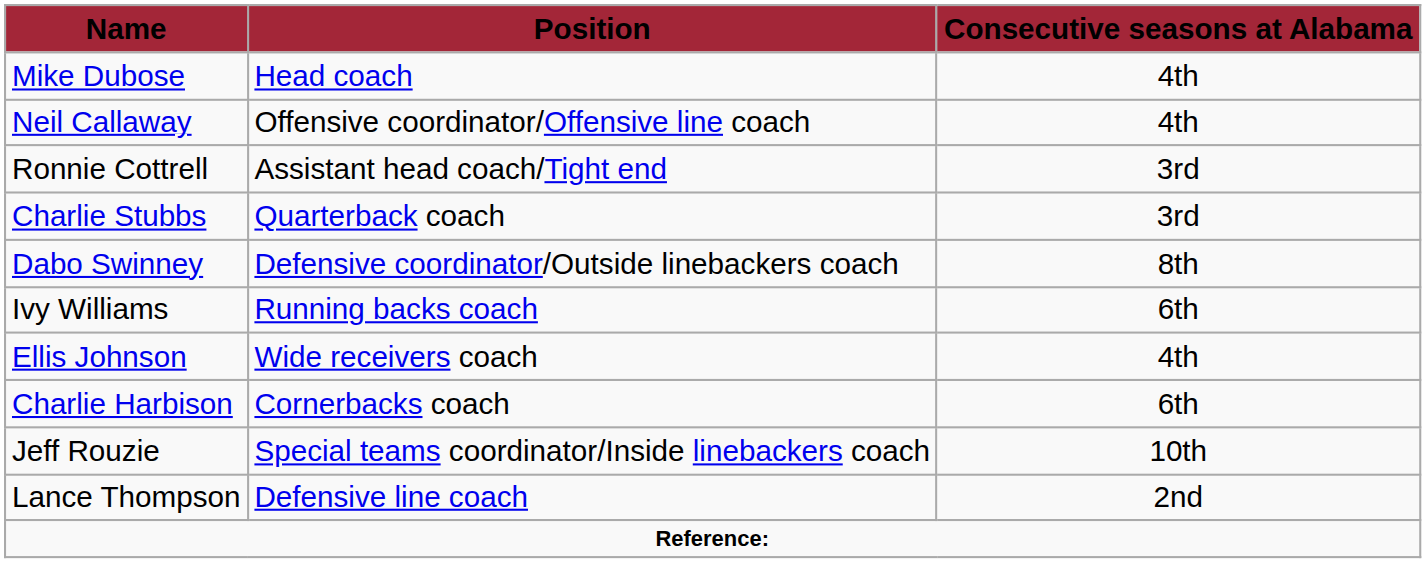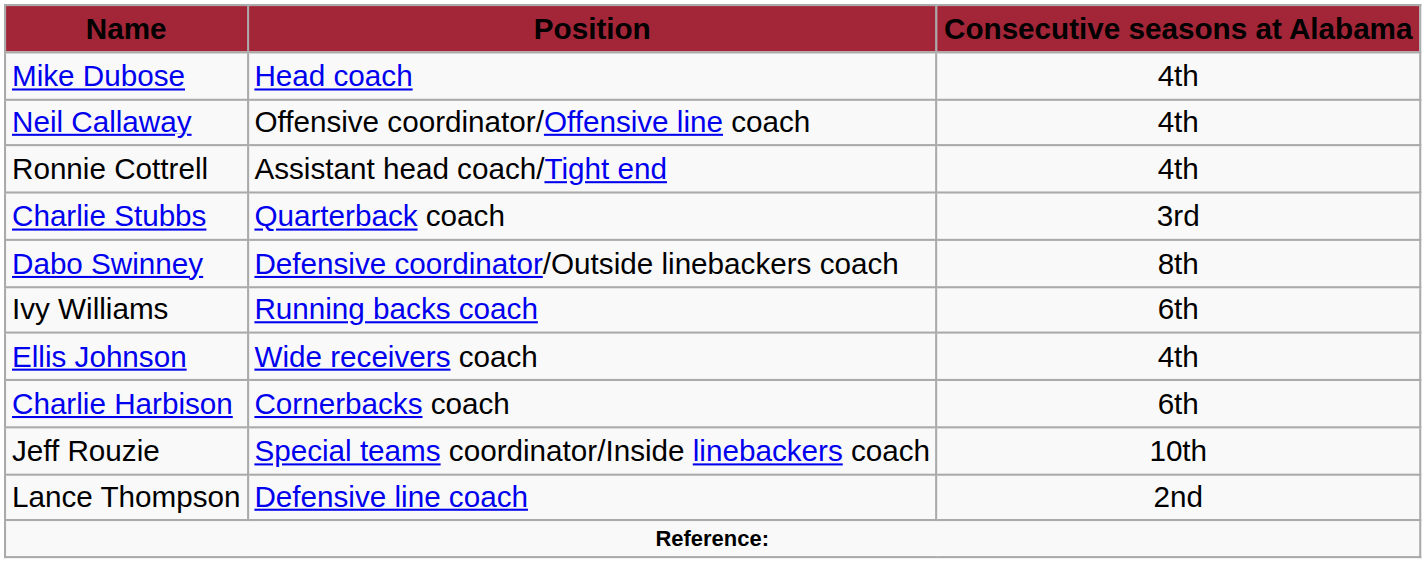(1178, 169) 3rd -> (1178, 169) 4th
